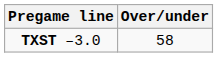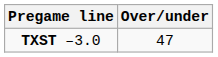(165, 40) 58 -> (165, 40) 47
